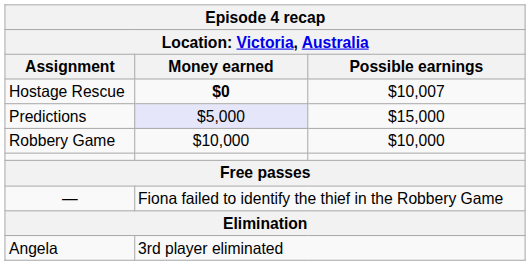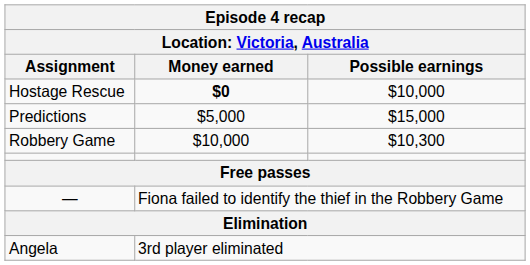(416, 92) $10,007 -> (416, 92) $10,000
(221, 116) lavender background -> (221, 116) no background
(416, 141) $10,000 -> (416, 141) $10,300
